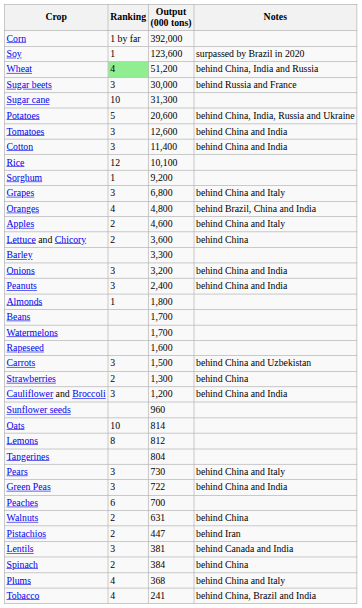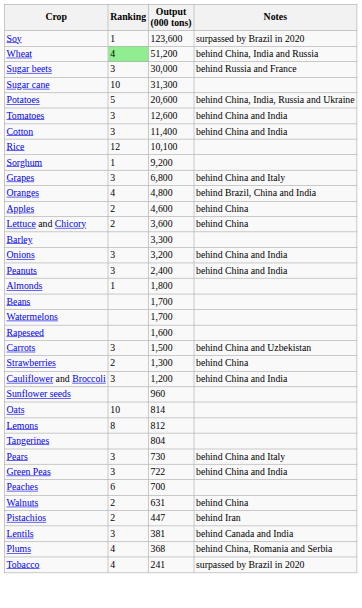- row: (16, 38)
(241, 224) behind China and Italy -> (222, 208) behind China
- row: (22, 564)
(241, 580) behind China and Italy -> (264, 549) behind China, Romania and Serbia
(256, 595) behind China, Brazil and India -> (250, 564) surpassed by Brazil in 2020
